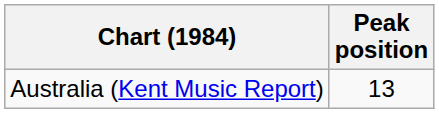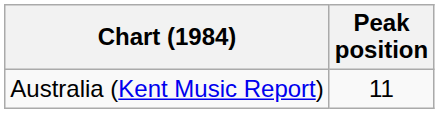(381, 88) 13 -> (381, 88) 11
